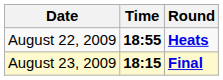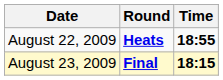columns swapped: (142, 16) <-> (192, 16)
